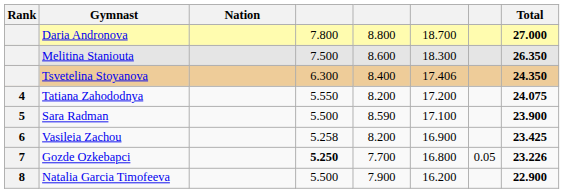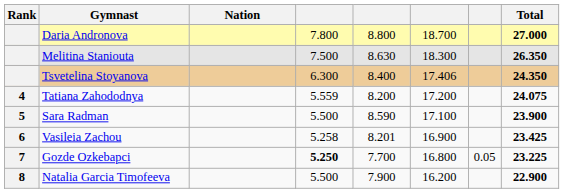(382, 55) 8.600 -> (382, 55) 8.630
(324, 95) 5.550 -> (324, 95) 5.559
(382, 136) 8.200 -> (382, 136) 8.201
(530, 157) 23.226 -> (530, 157) 23.225
